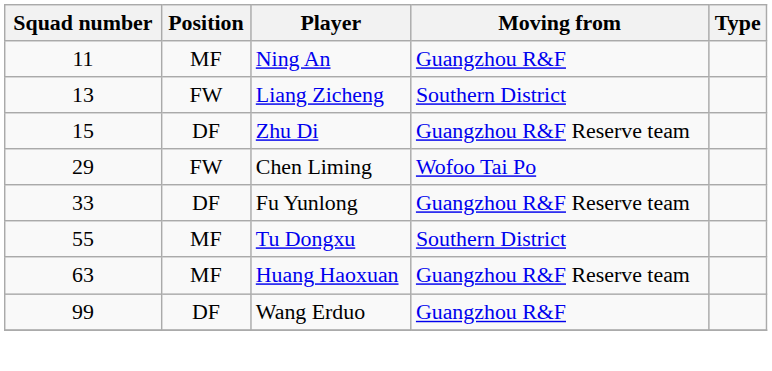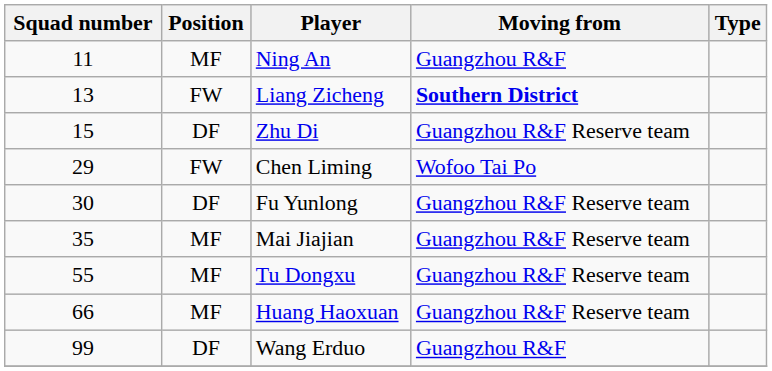(491, 94) normal -> (497, 94) bold
(83, 203) 33 -> (83, 203) 30
+ row: (305, 239)
(491, 239) Southern District -> (553, 275) Guangzhou R&F Reserve team
(83, 275) 63 -> (83, 311) 66
